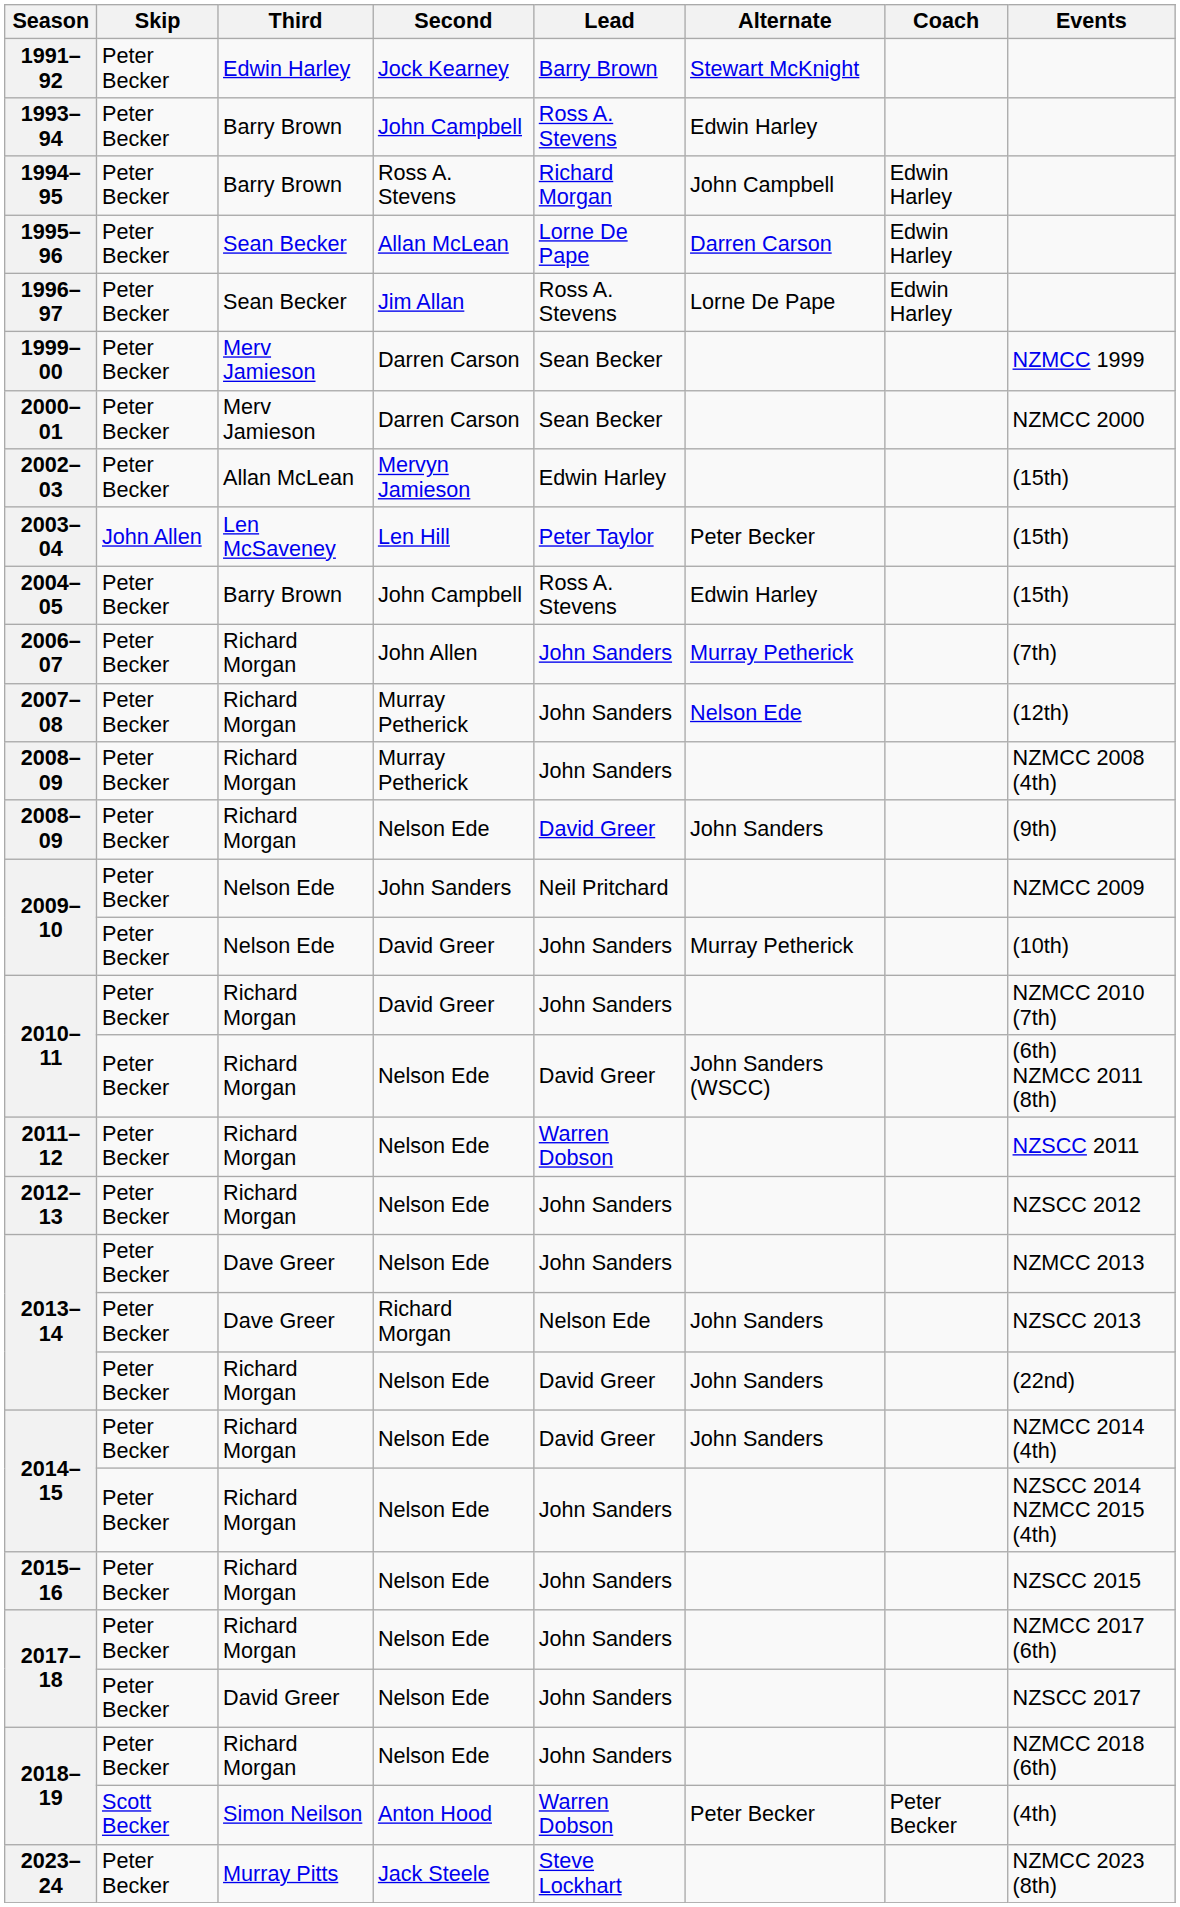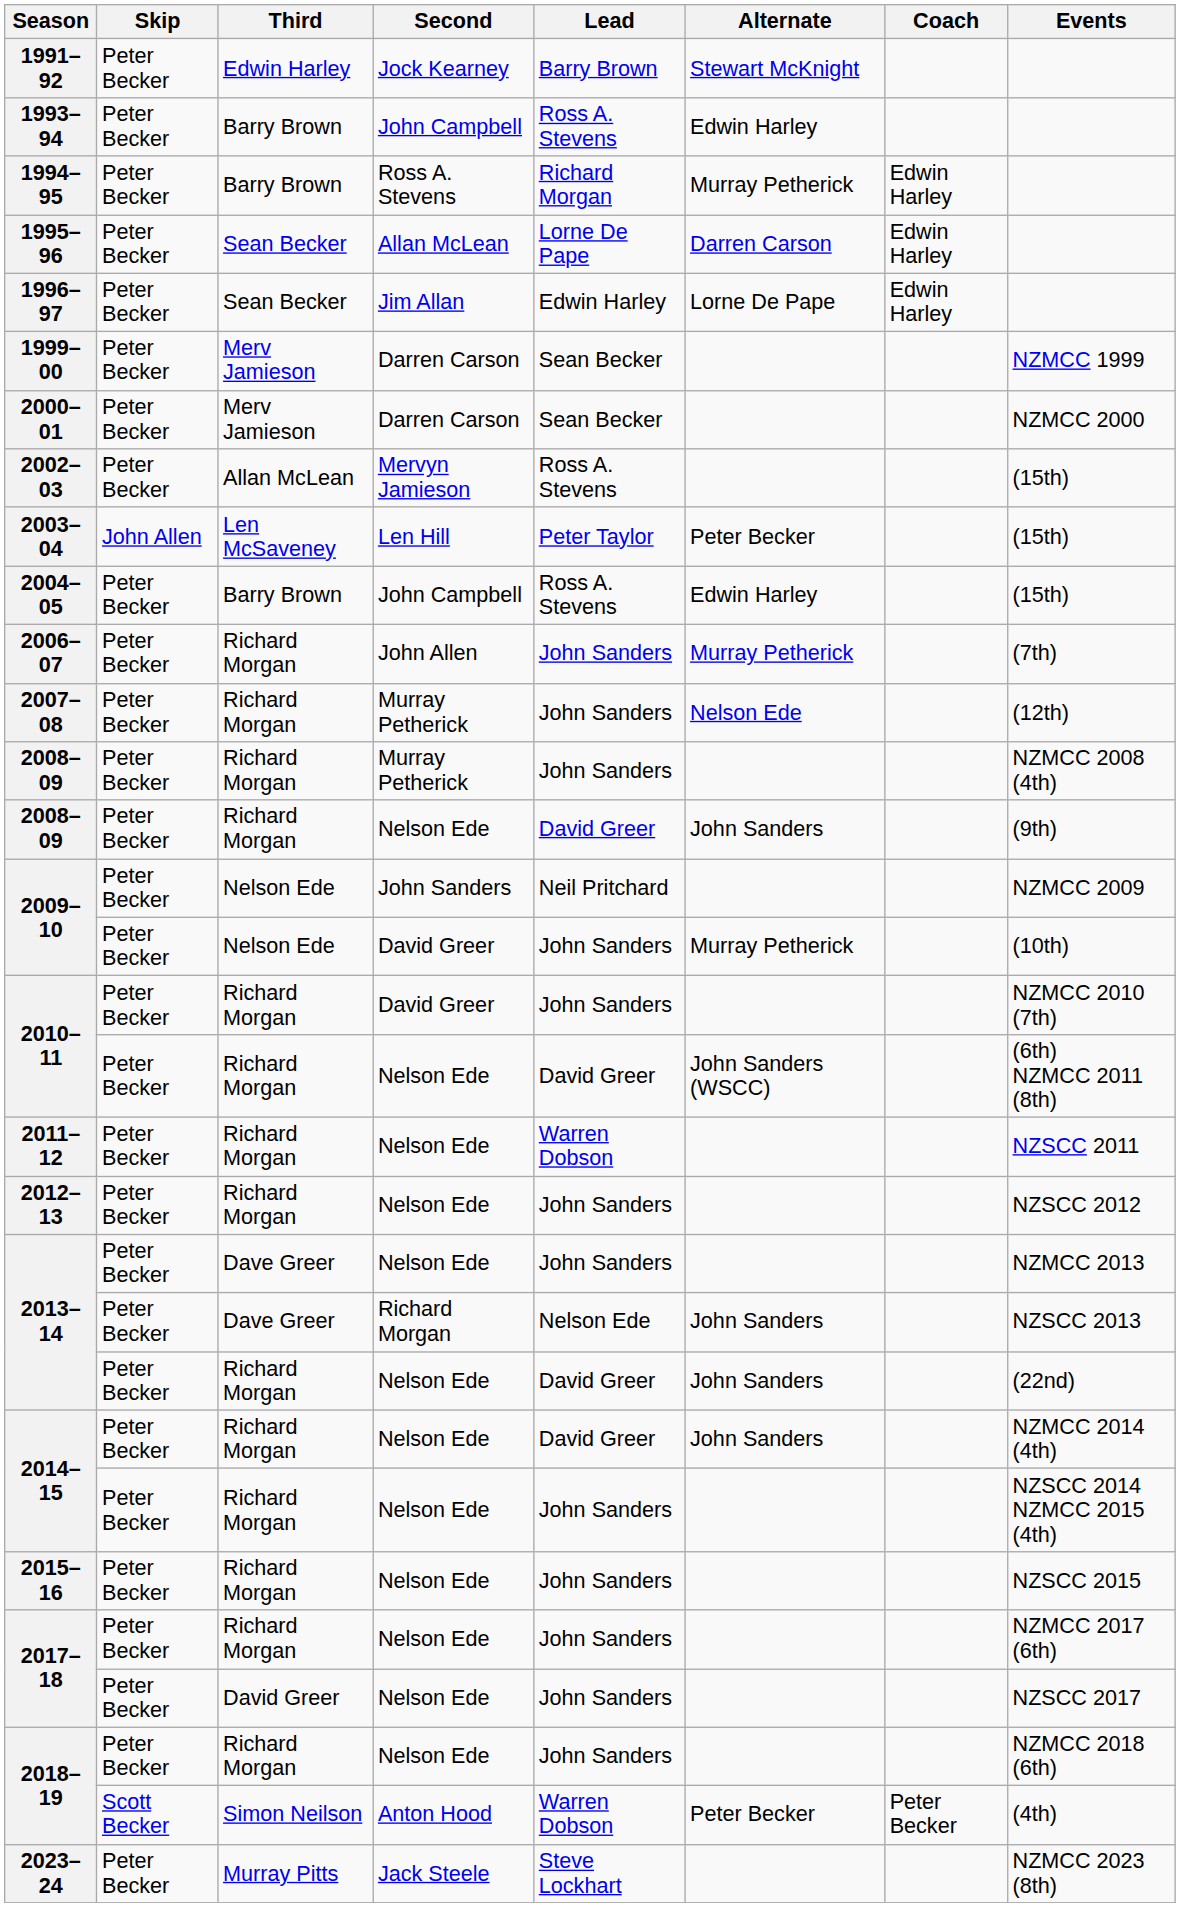(762, 185) John Campbell -> (772, 185) Murray Petherick
(578, 302) Ross A. Stevens -> (602, 302) Edwin Harley
(602, 477) Edwin Harley -> (578, 477) Ross A. Stevens
